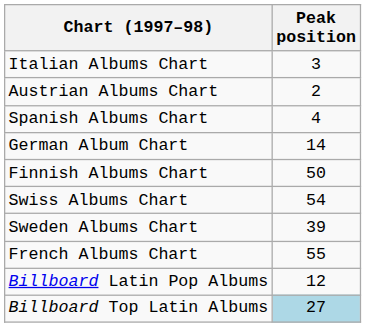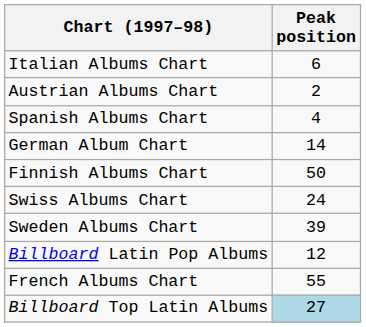(316, 65) 3 -> (316, 65) 6
(316, 200) 54 -> (316, 200) 24
rows swapped: (103, 254) <-> (138, 281)
